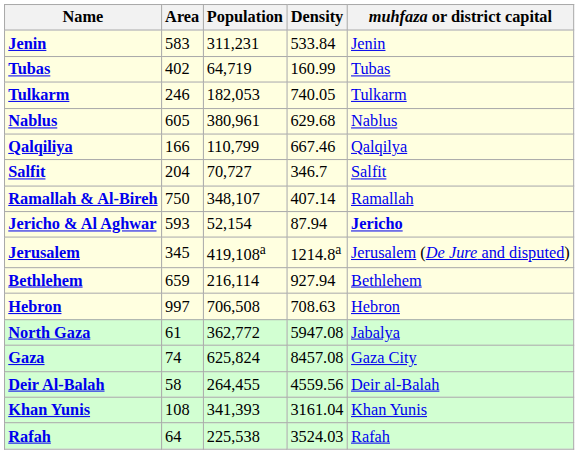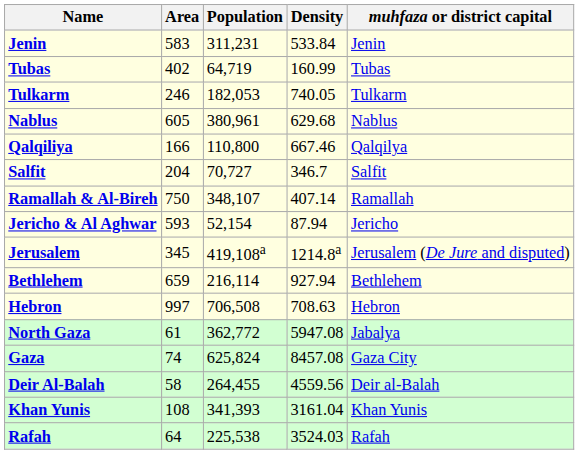(233, 146) 110,799 -> (233, 146) 110,800
(377, 224) bold -> (375, 224) normal
